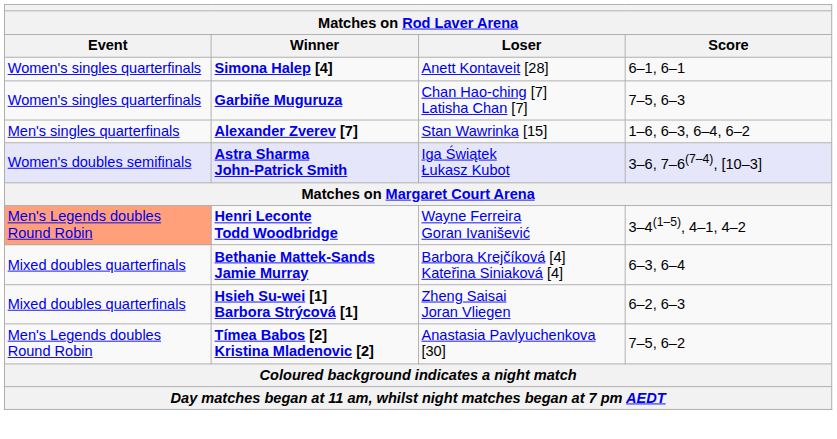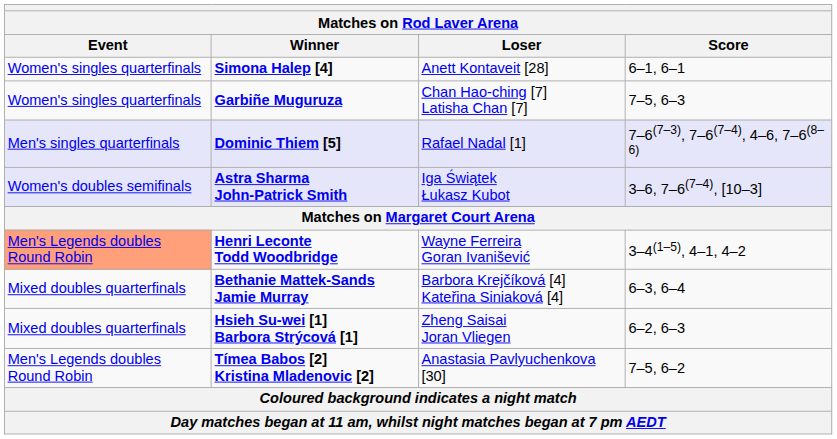- row: (286, 131)
+ row: (278, 143)
